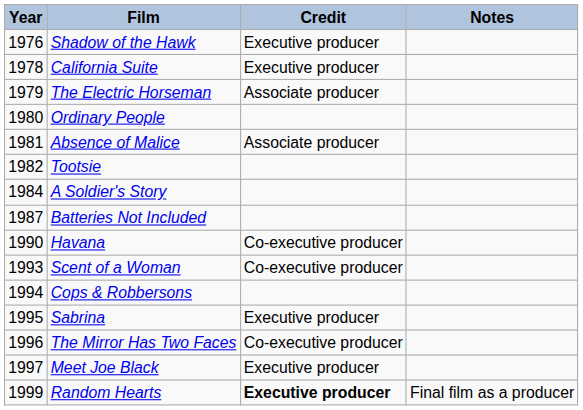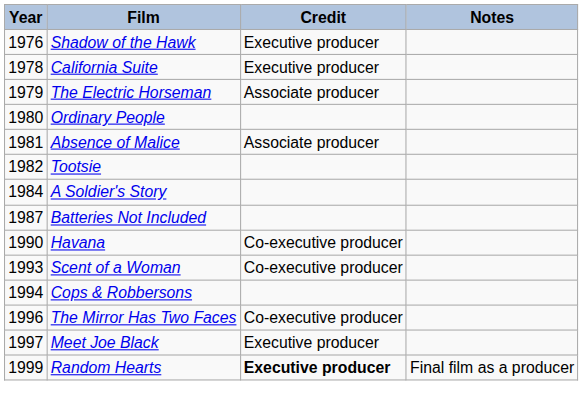- row: (78, 318)
